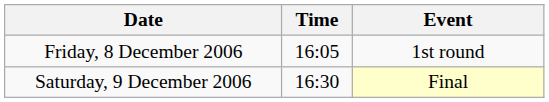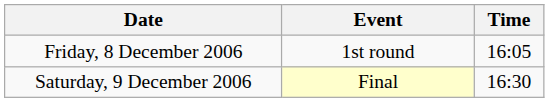columns swapped: (317, 19) <-> (448, 19)
